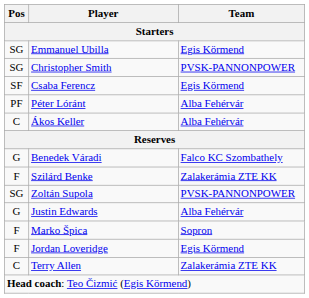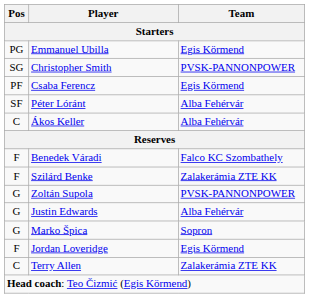(16, 50) SG -> (16, 50) PG
(16, 86) SF -> (16, 86) PF
(16, 104) PF -> (16, 104) SF
(16, 158) G -> (16, 158) F
(16, 194) SG -> (16, 194) G
(16, 230) F -> (16, 230) G
